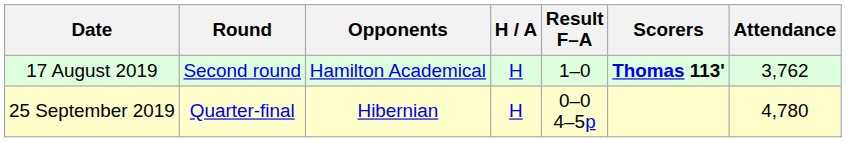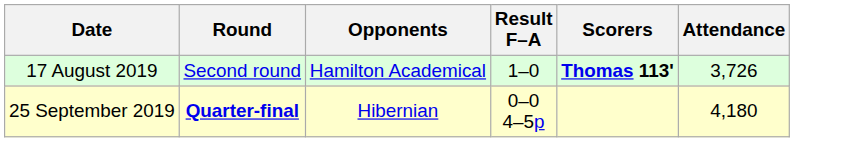- column: (516, 30)
(785, 70) 3,762 -> (734, 70) 3,726
(242, 111) normal -> (242, 111) bold
(785, 111) 4,780 -> (734, 111) 4,180
